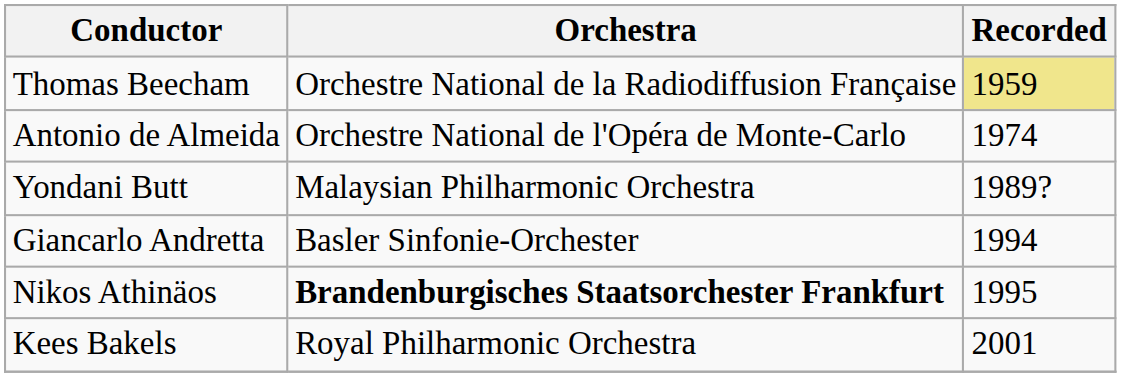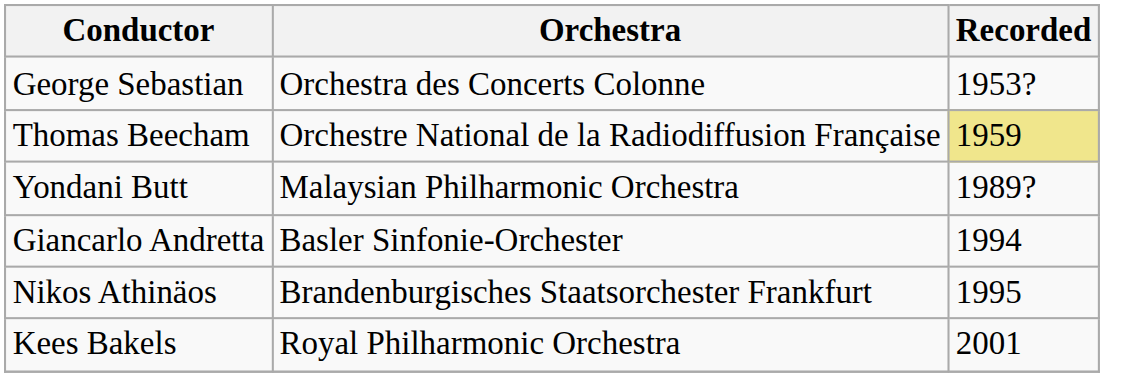+ row: (128, 82)
- row: (146, 135)
(620, 291) bold -> (576, 291) normal
